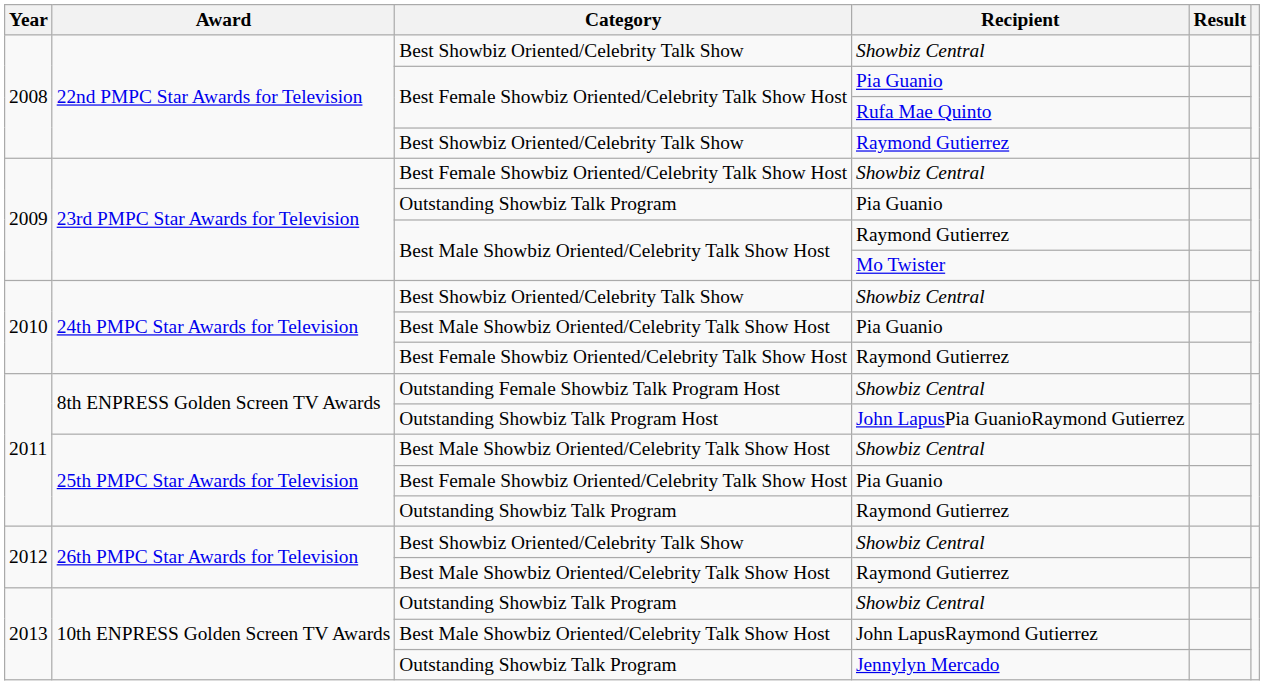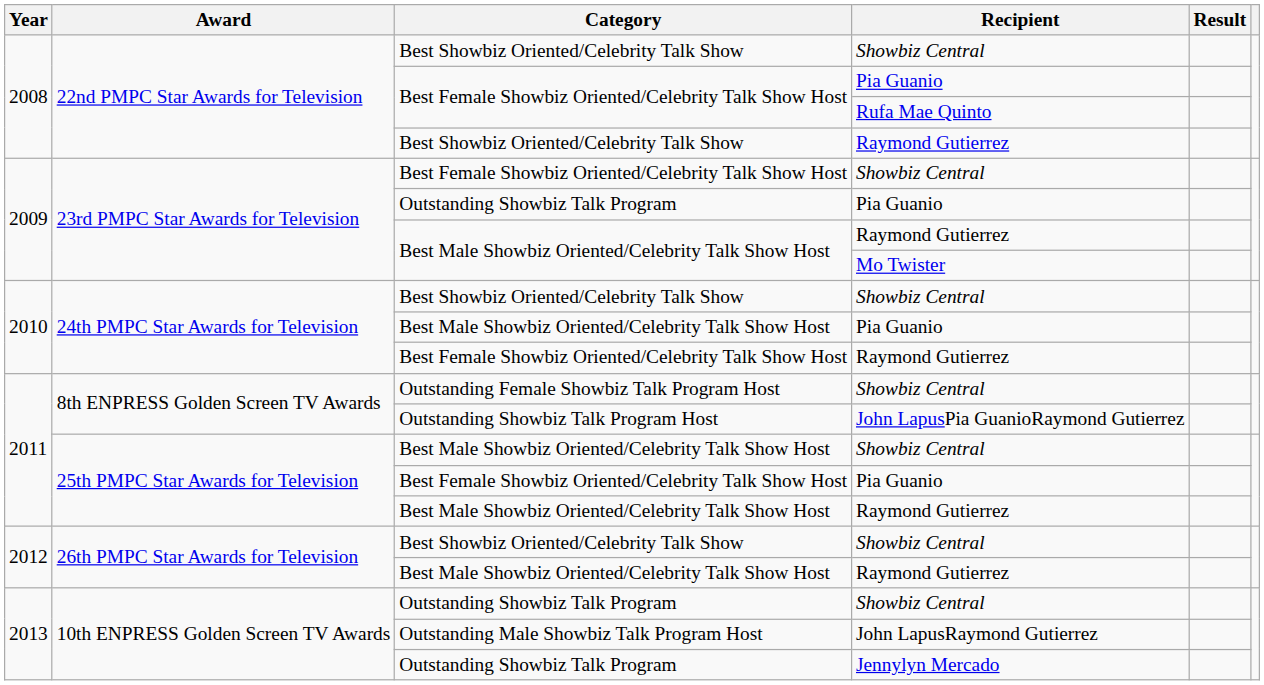(538, 511) Outstanding Showbiz Talk Program -> (615, 511) Best Male Showbiz Oriented/Celebrity Talk Show Host
(615, 633) Best Male Showbiz Oriented/Celebrity Talk Show Host -> (581, 633) Outstanding Male Showbiz Talk Program Host
